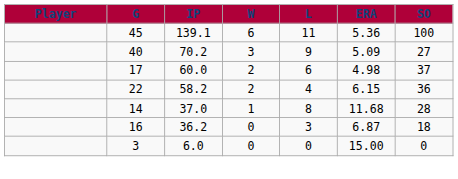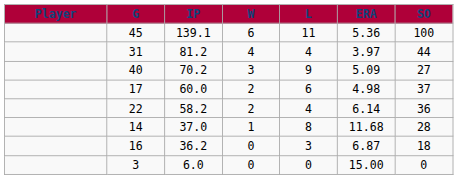+ row: (136, 52)
(366, 89) 6.15 -> (366, 108) 6.14
